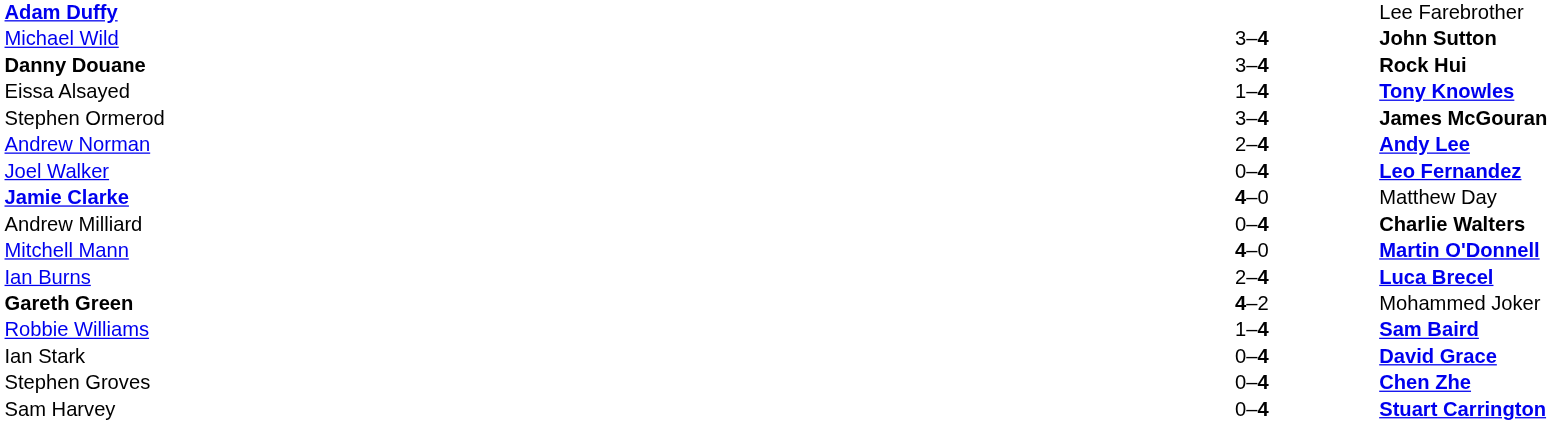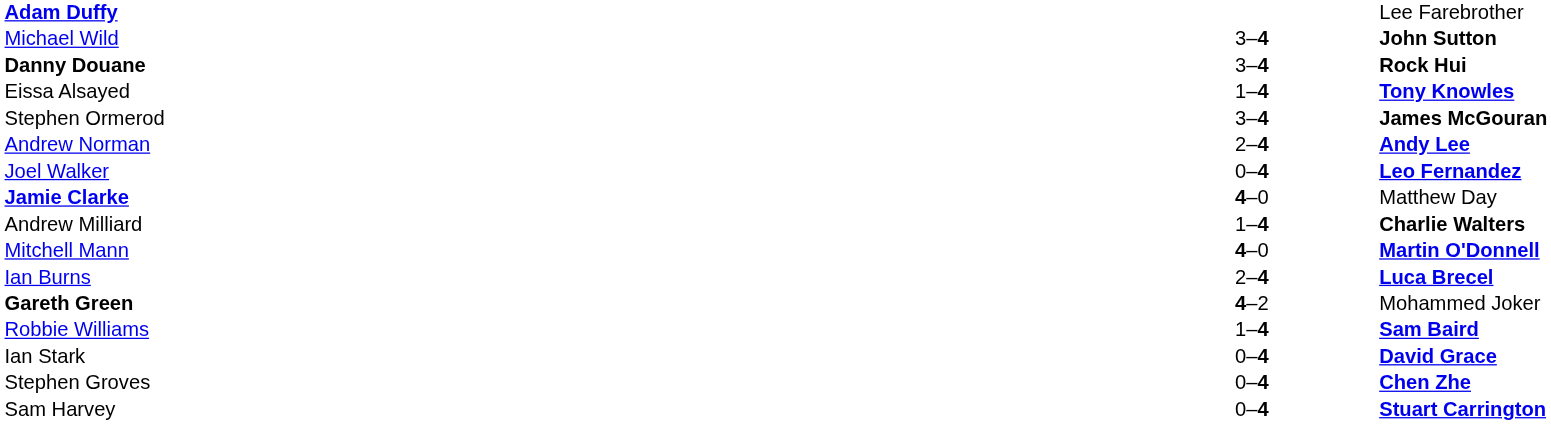(1252, 224) 0–4 -> (1252, 224) 1–4
